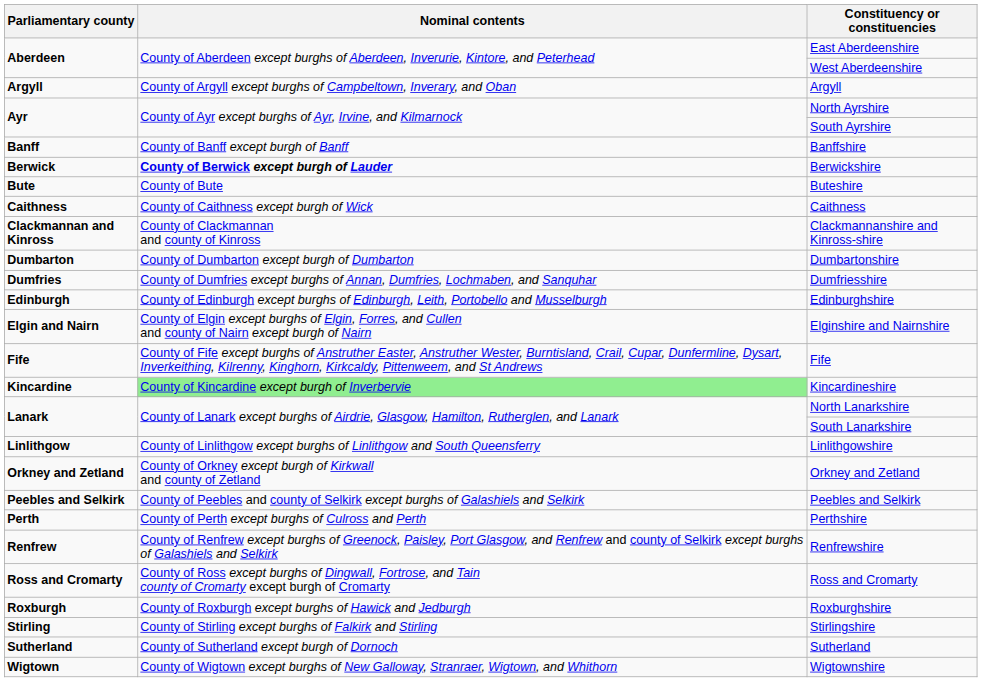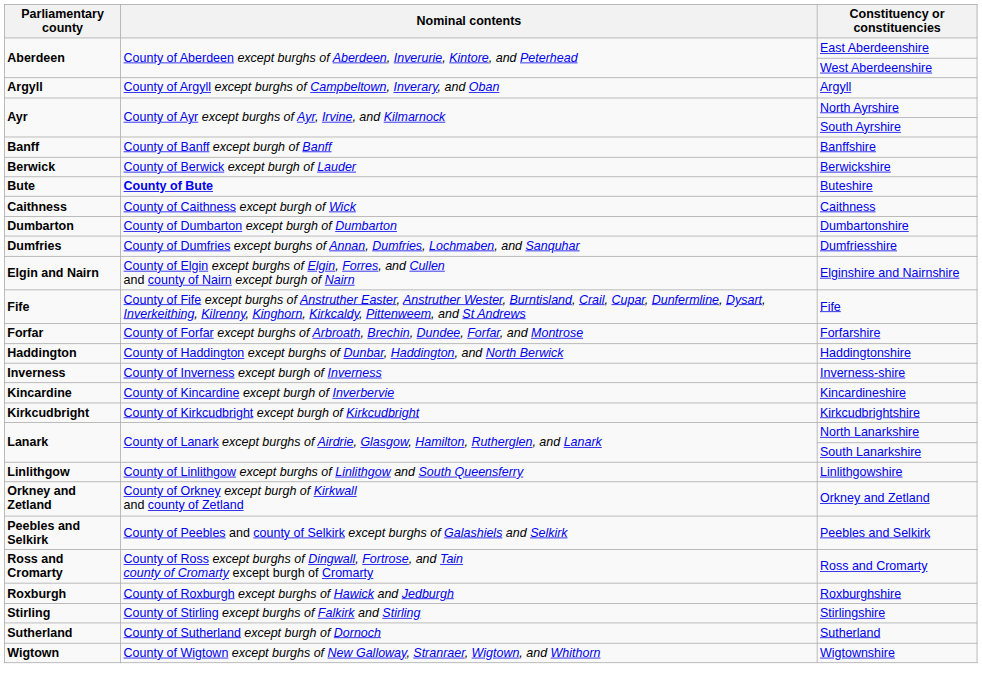(266, 166) bold -> (240, 166) normal
(182, 186) normal -> (168, 186) bold
- row: (874, 233)
- row: (852, 299)
+ row: (850, 333)
+ row: (865, 353)
+ row: (863, 373)
(276, 387) lightgreen background -> (259, 392) no background
+ row: (870, 412)
- row: (839, 520)
- row: (847, 546)
